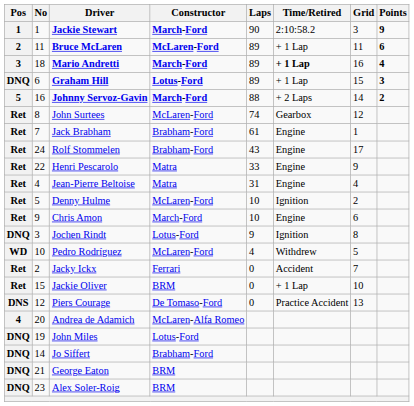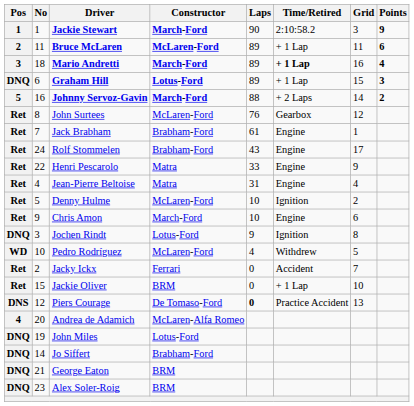(254, 115) 74 -> (254, 115) 76
(252, 302) normal -> (252, 302) bold
